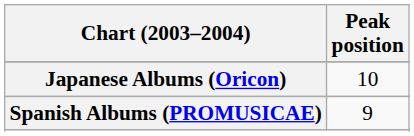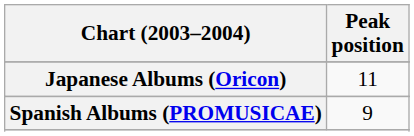(368, 79) 10 -> (368, 79) 11
